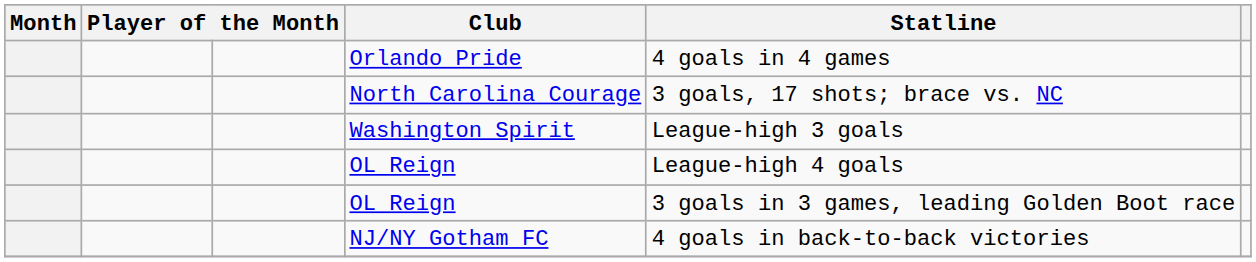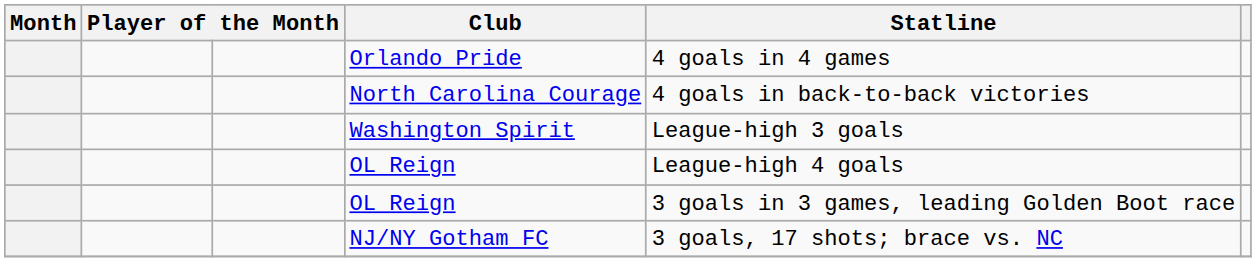(857, 95) 3 goals, 17 shots; brace vs. NC -> (871, 95) 4 goals in back-to-back victories
(871, 239) 4 goals in back-to-back victories -> (857, 239) 3 goals, 17 shots; brace vs. NC
